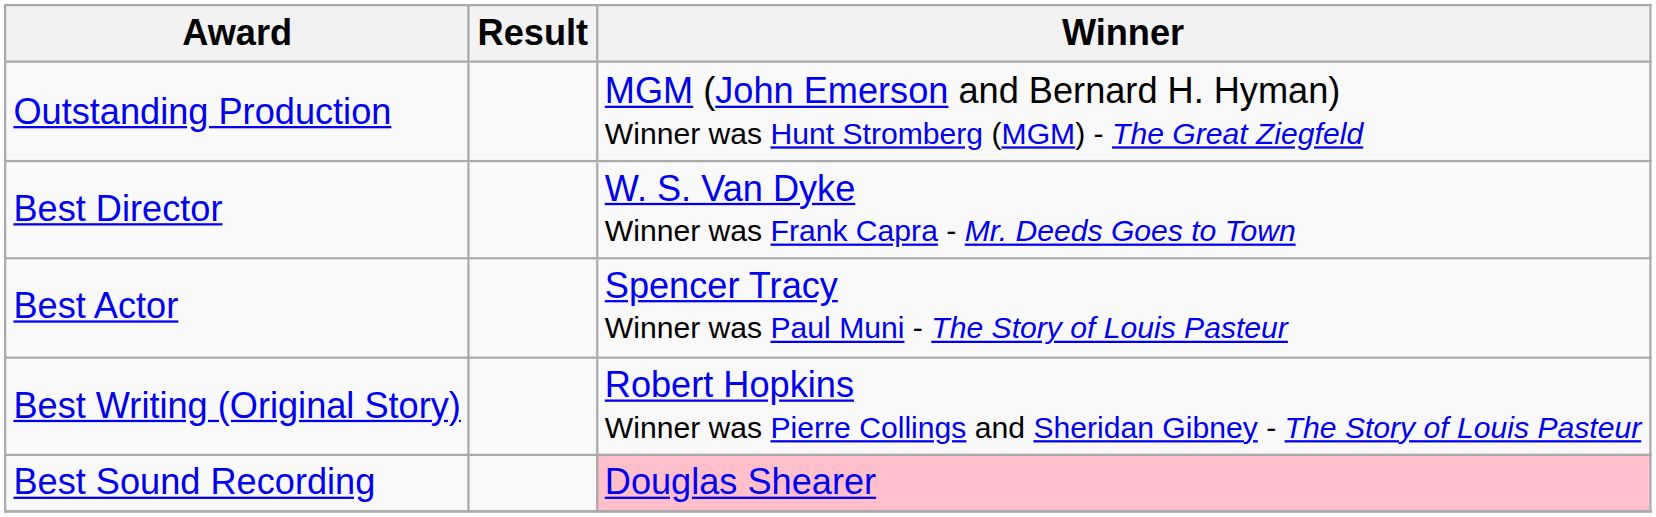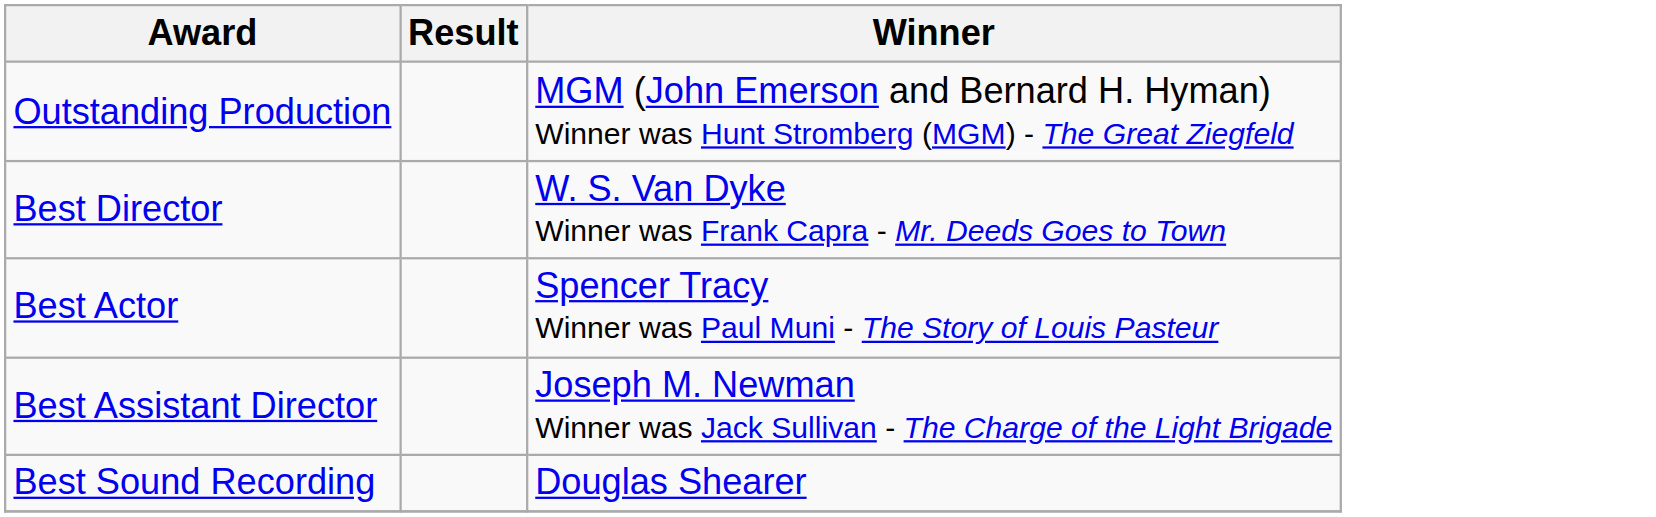- row: (237, 404)
+ row: (195, 404)
(740, 482) pink background -> (671, 482) no background
